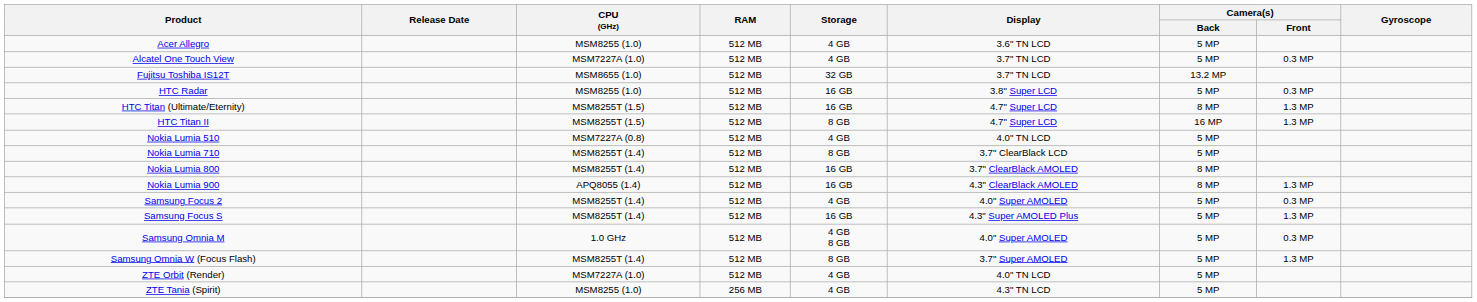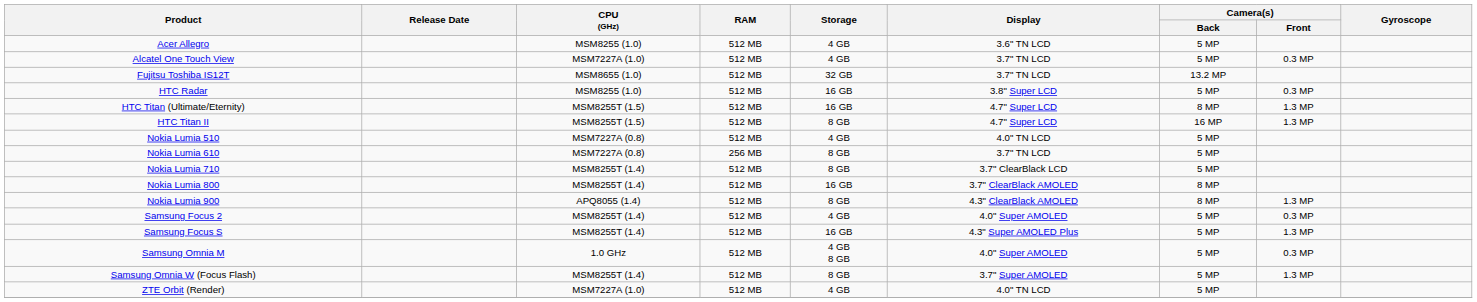+ row: (183, 153)
(839, 185) 16 GB -> (839, 200) 8 GB
- row: (183, 290)
